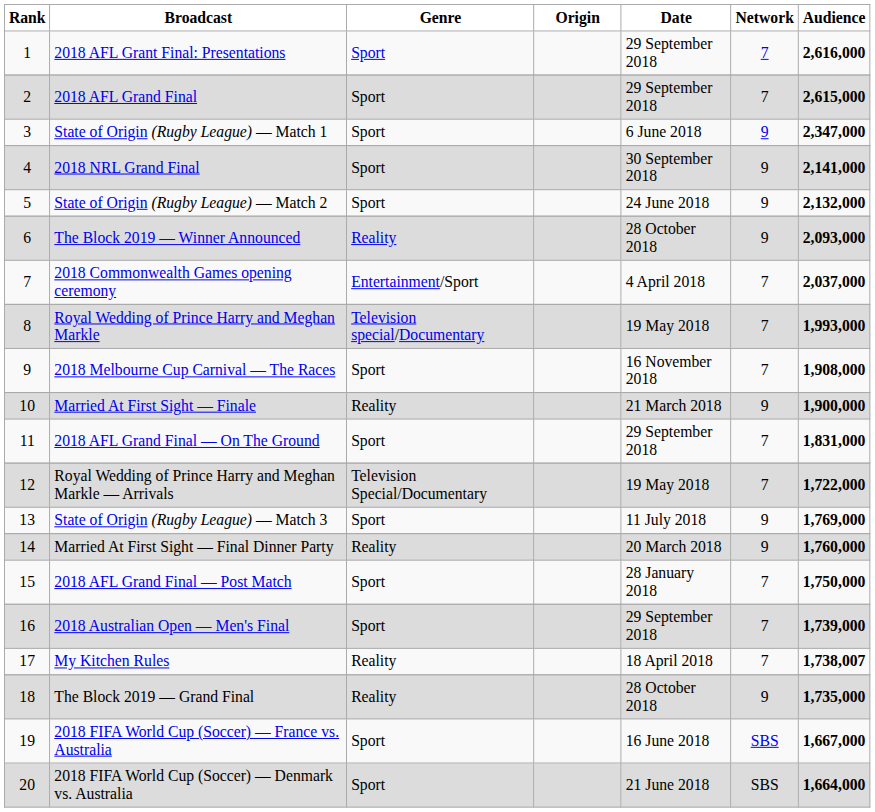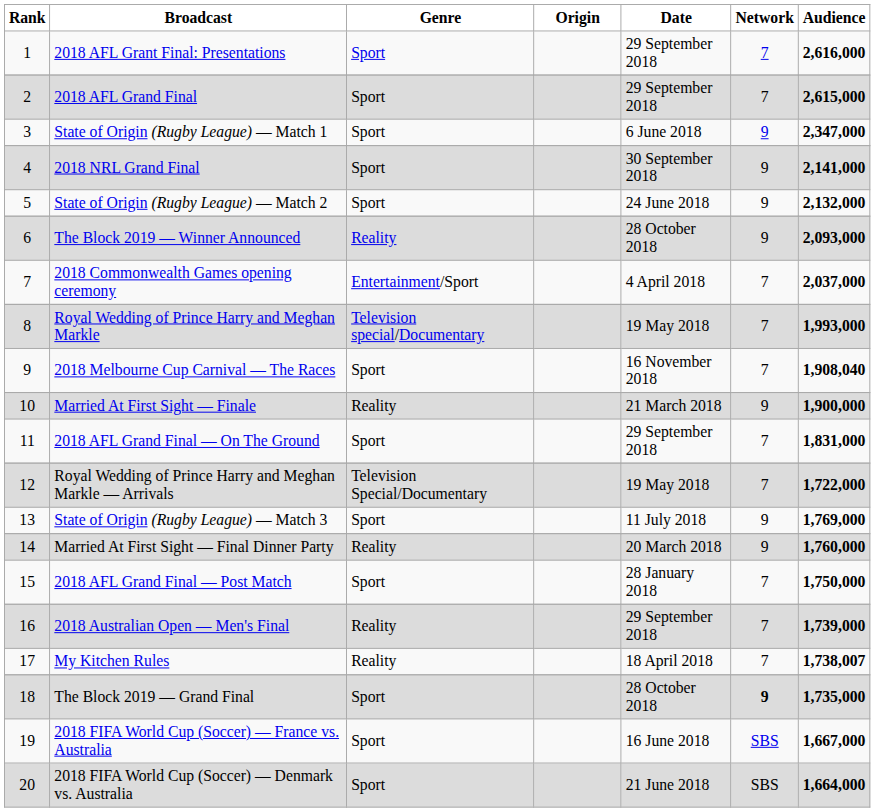(834, 370) 1,908,000 -> (834, 370) 1,908,040
(368, 626) Sport -> (374, 626) Reality
(374, 696) Reality -> (368, 696) Sport
(765, 696) normal -> (765, 696) bold
